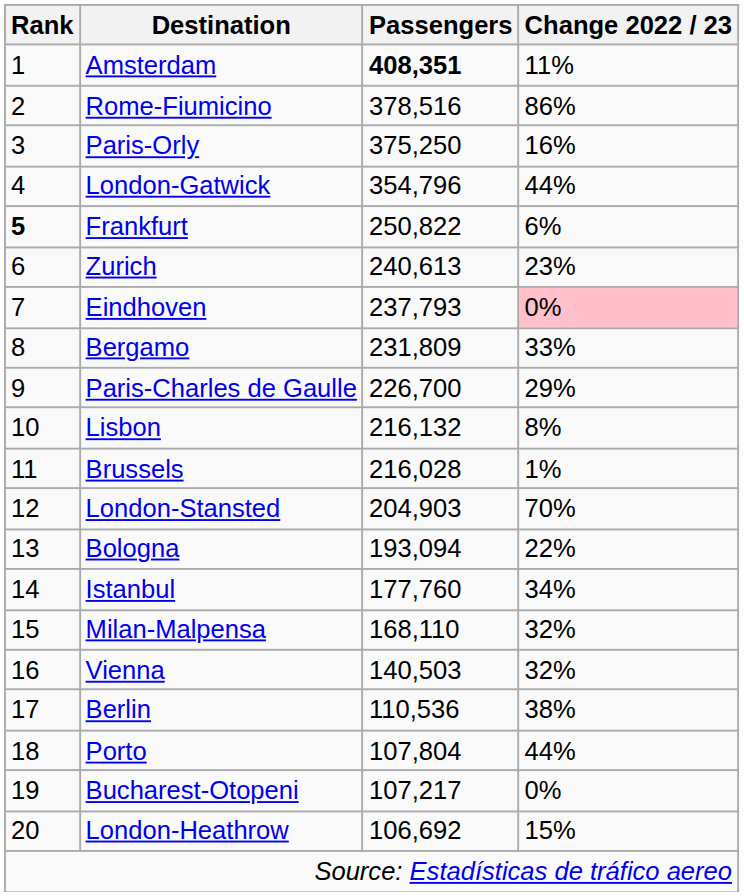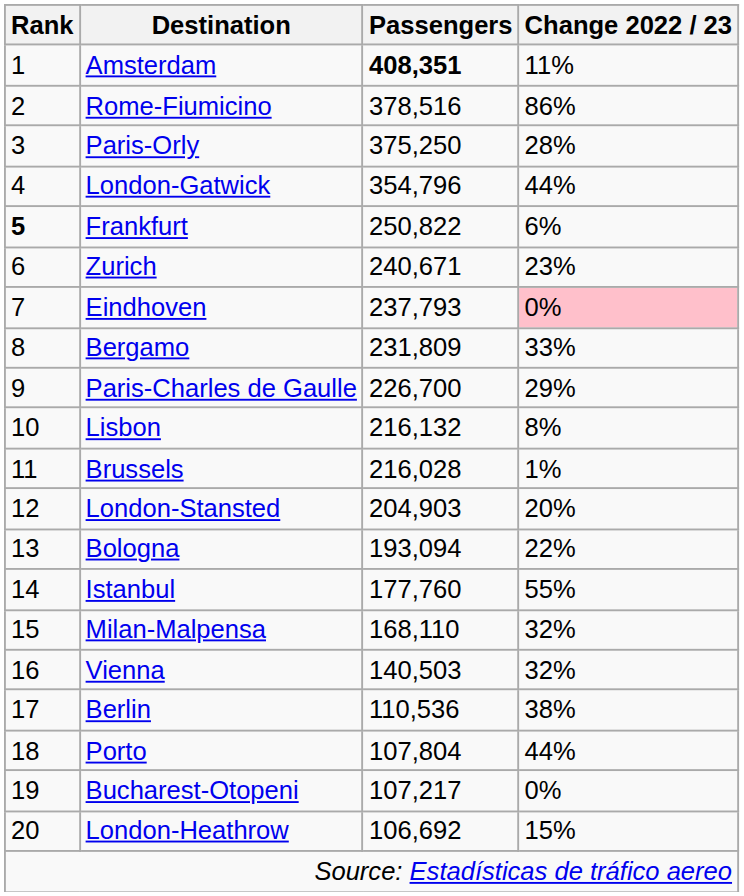(550, 146) 16% -> (550, 146) 28%
(415, 266) 240,613 -> (415, 266) 240,671
(550, 508) 70% -> (550, 508) 20%
(550, 589) 34% -> (550, 589) 55%
